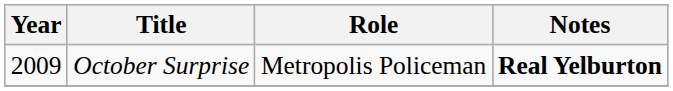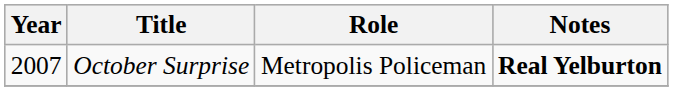(36, 65) 2009 -> (36, 65) 2007
